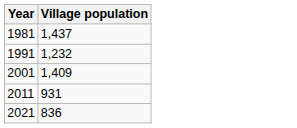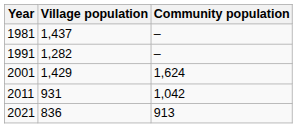+ column: (222, 14)
(56, 53) 1,232 -> (56, 53) 1,282
(56, 73) 1,409 -> (56, 73) 1,429
